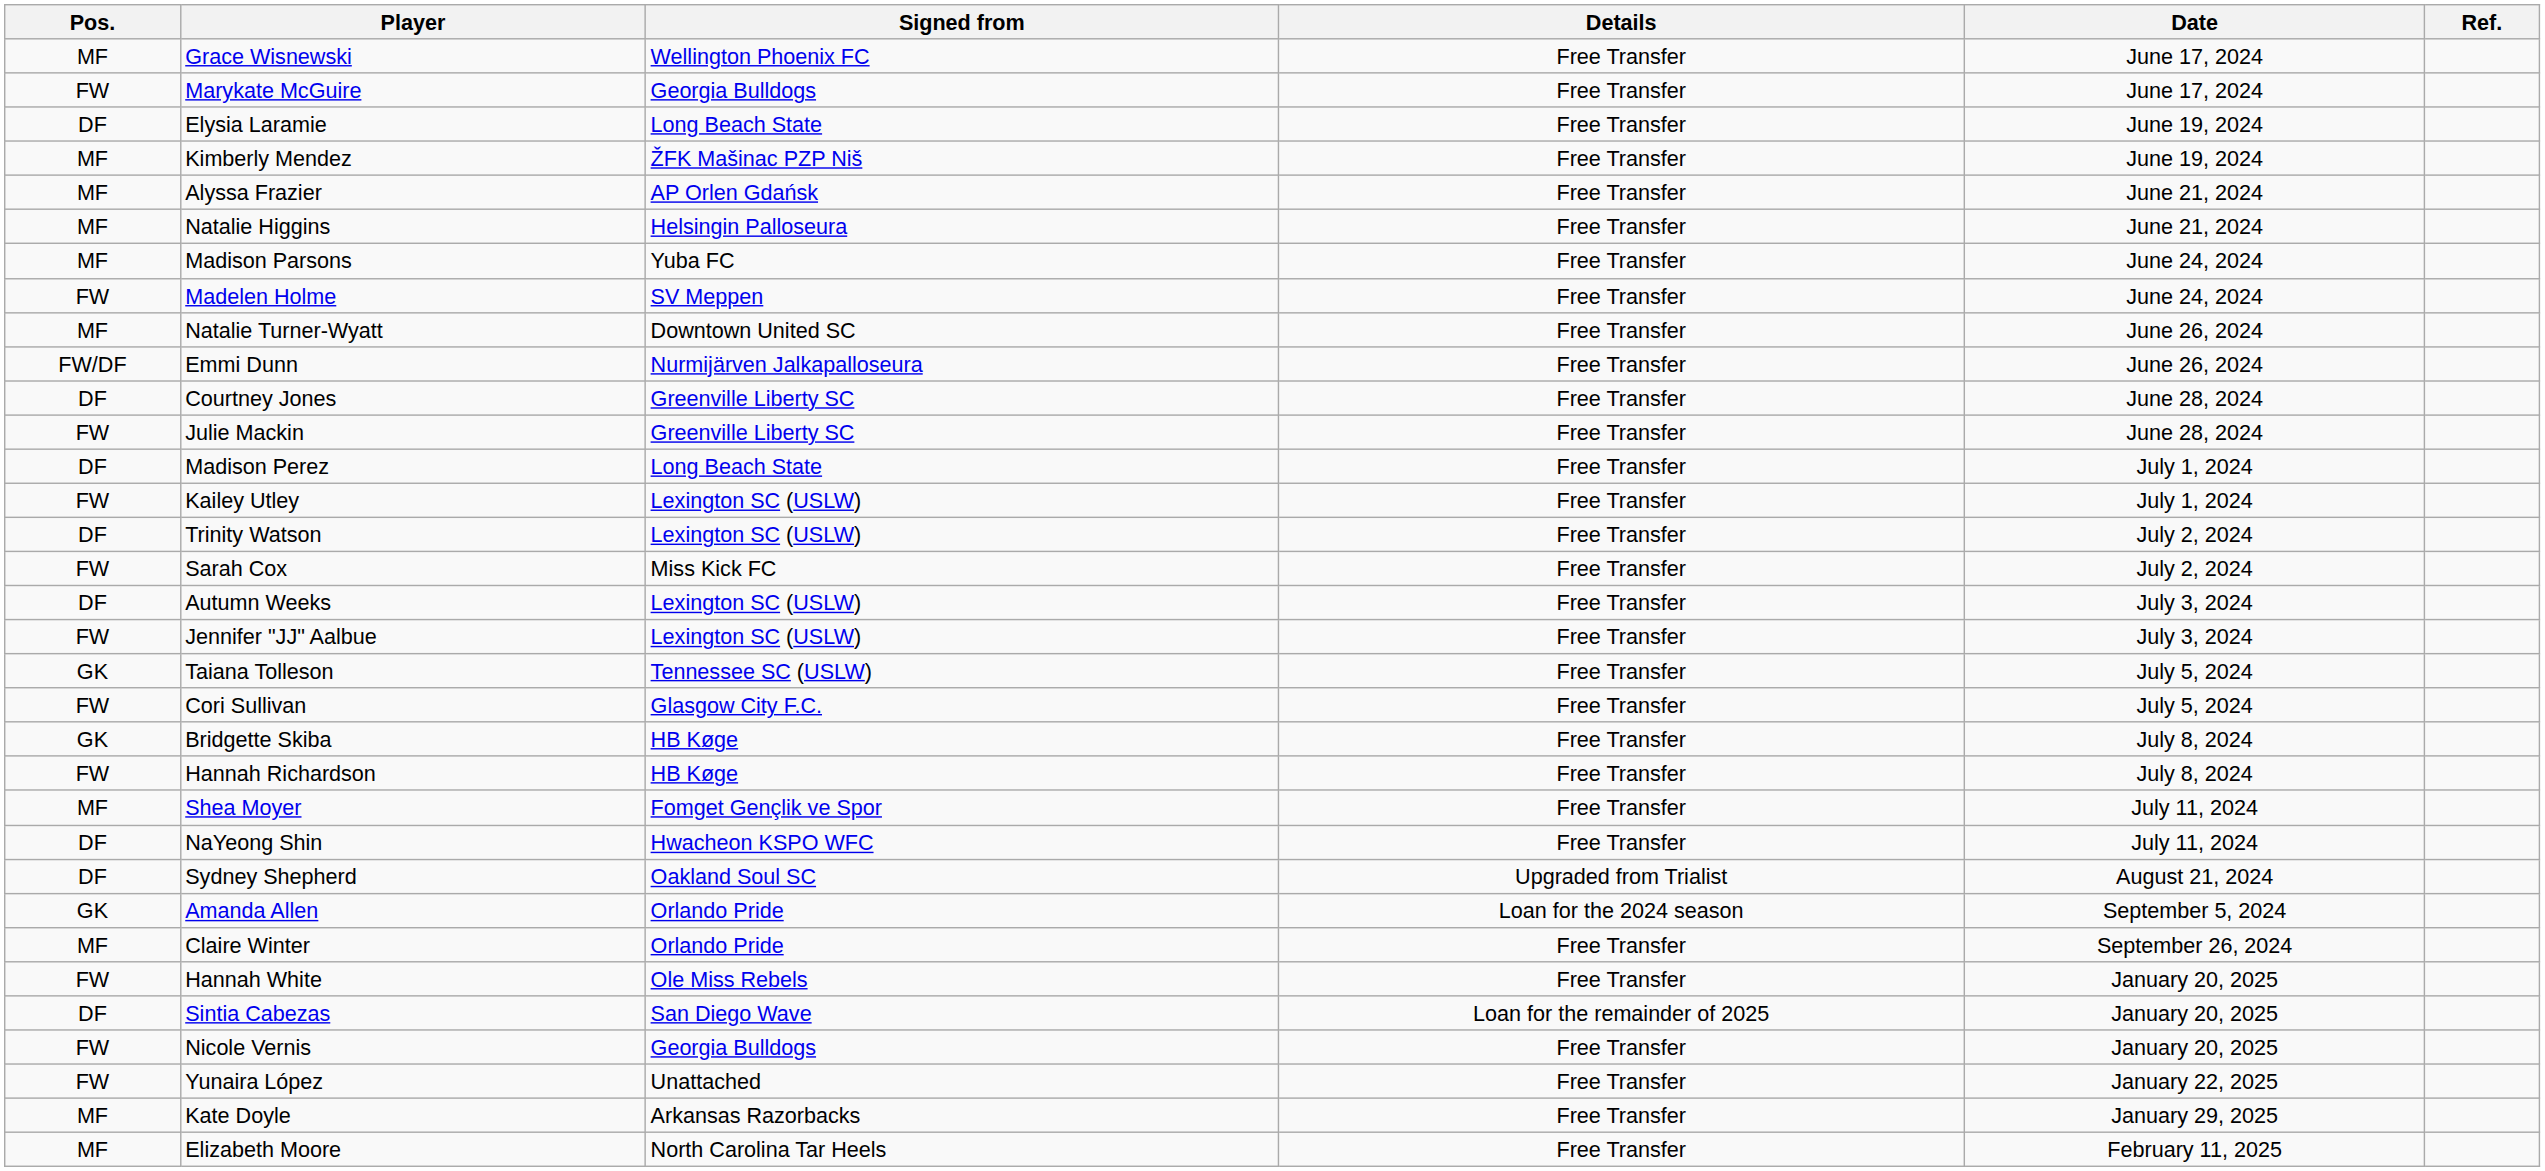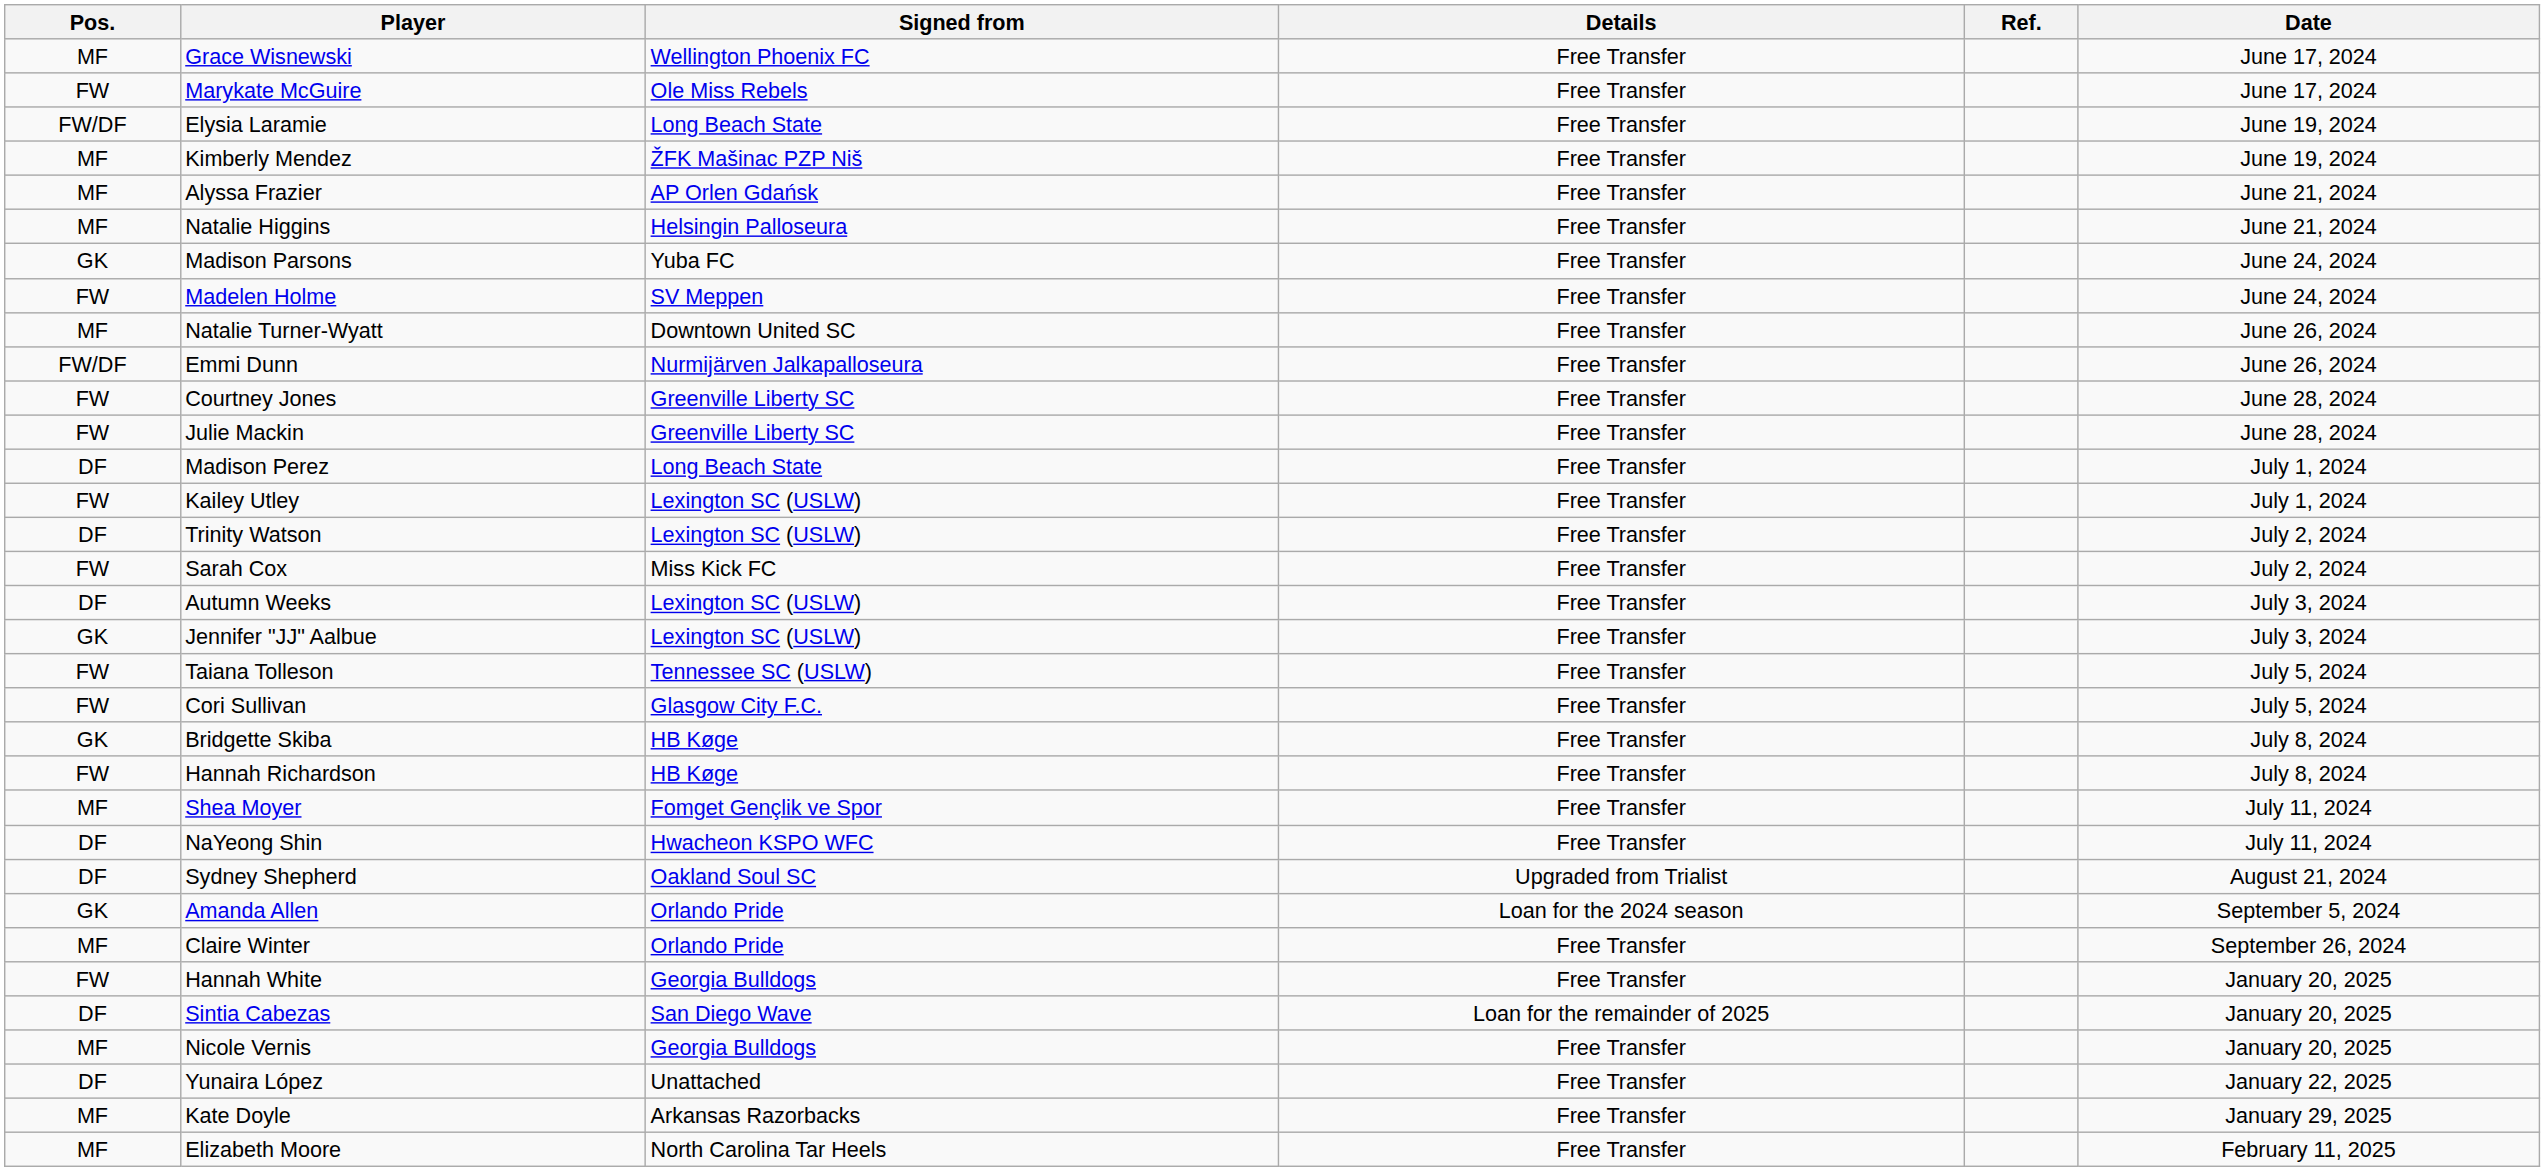columns swapped: (2195, 22) <-> (2482, 22)
(733, 90) Georgia Bulldogs -> (729, 90) Ole Miss Rebels
(92, 124) DF -> (92, 124) FW/DF
(92, 261) MF -> (92, 261) GK
(92, 398) DF -> (92, 398) FW
(92, 637) FW -> (92, 637) GK
(92, 671) GK -> (92, 671) FW
(729, 979) Ole Miss Rebels -> (733, 979) Georgia Bulldogs
(92, 1047) FW -> (92, 1047) MF
(92, 1081) FW -> (92, 1081) DF
